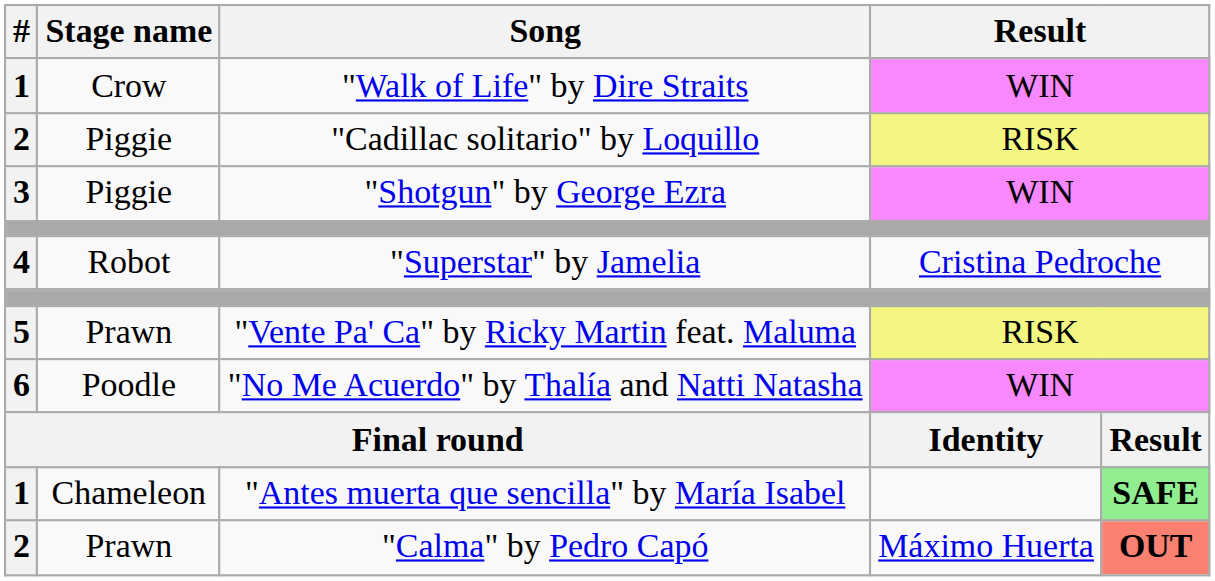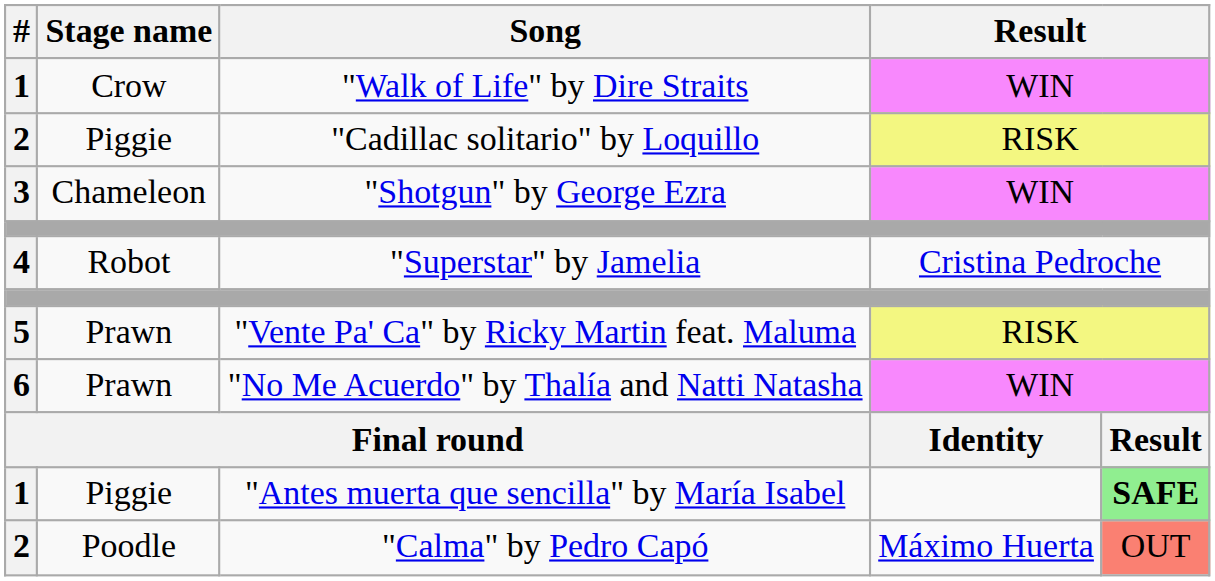(129, 192) Piggie -> (129, 192) Chameleon
(129, 385) Poodle -> (129, 385) Prawn
(129, 493) Chameleon -> (129, 493) Piggie
(129, 546) Prawn -> (129, 546) Poodle
(1156, 546) bold -> (1156, 546) normal
